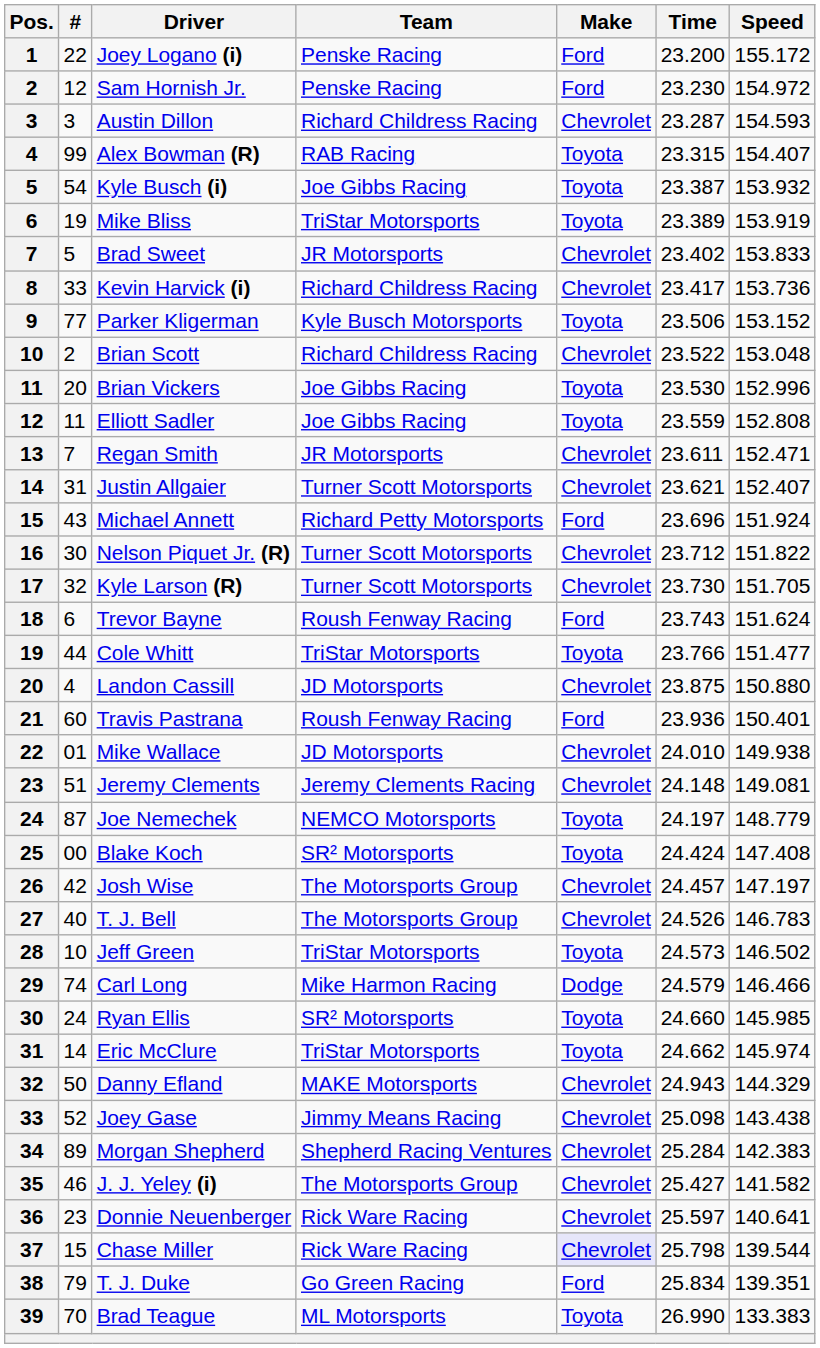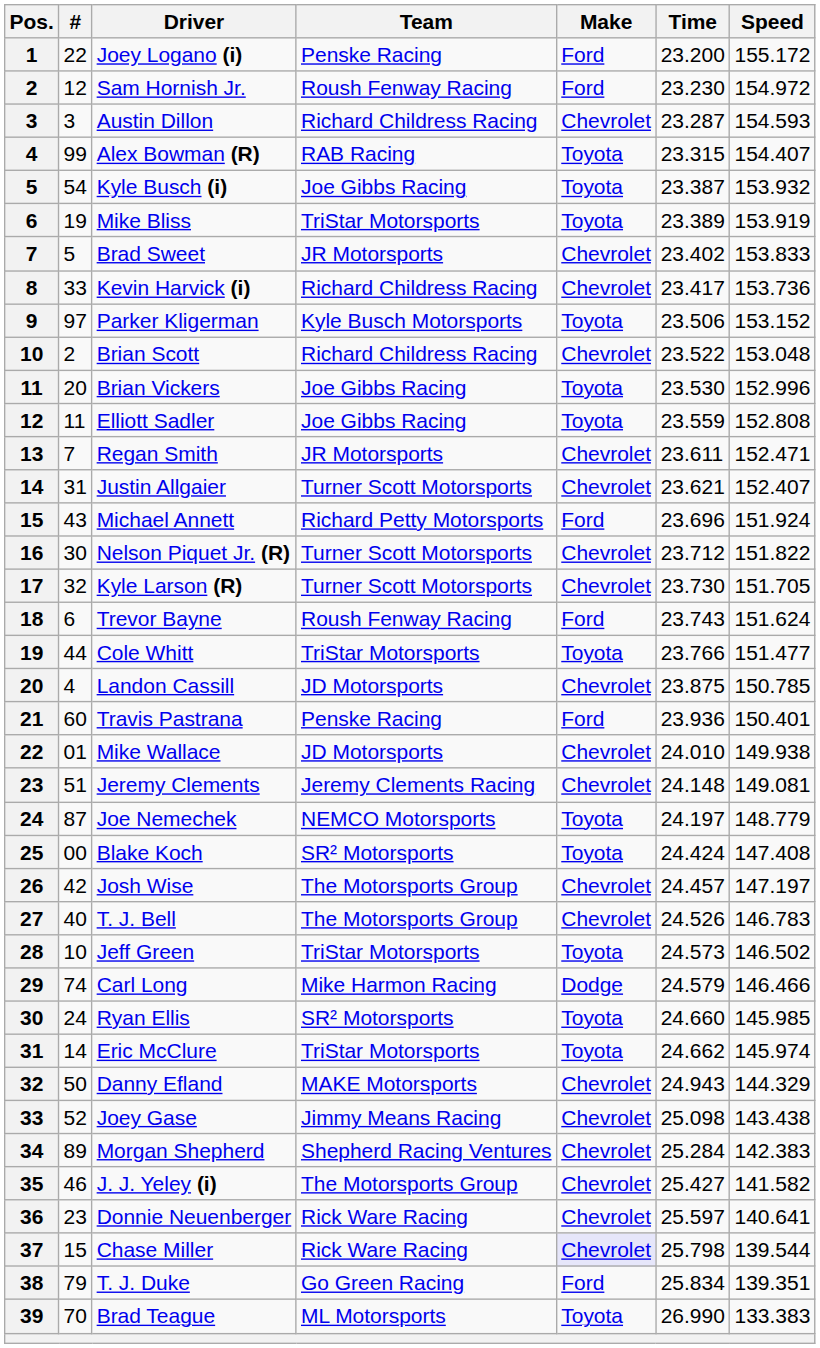(371, 88) Penske Racing -> (406, 88) Roush Fenway Racing
(75, 320) 77 -> (75, 320) 97
(772, 686) 150.880 -> (772, 686) 150.785
(406, 719) Roush Fenway Racing -> (371, 719) Penske Racing
